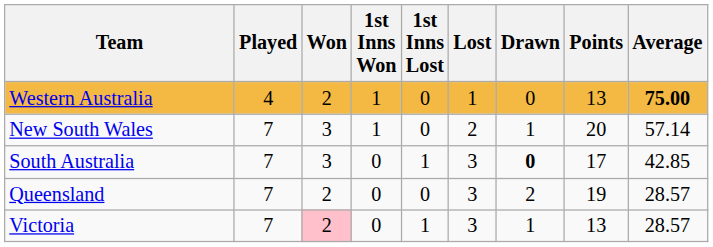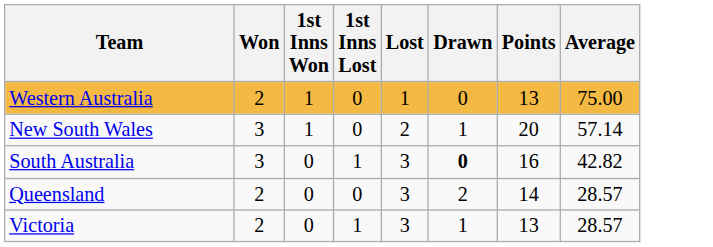- column: (268, 43)
(667, 97) bold -> (600, 97) normal
(596, 161) 17 -> (529, 161) 16
(667, 161) 42.85 -> (600, 161) 42.82
(596, 193) 19 -> (529, 193) 14
(327, 225) pink background -> (259, 225) no background
